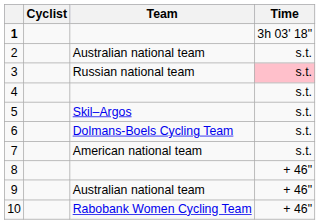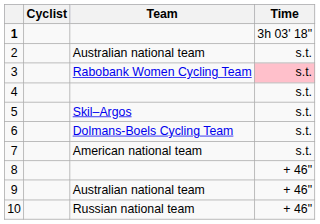(134, 72) Russian national team -> (162, 72) Rabobank Women Cycling Team
(162, 209) Rabobank Women Cycling Team -> (134, 209) Russian national team
